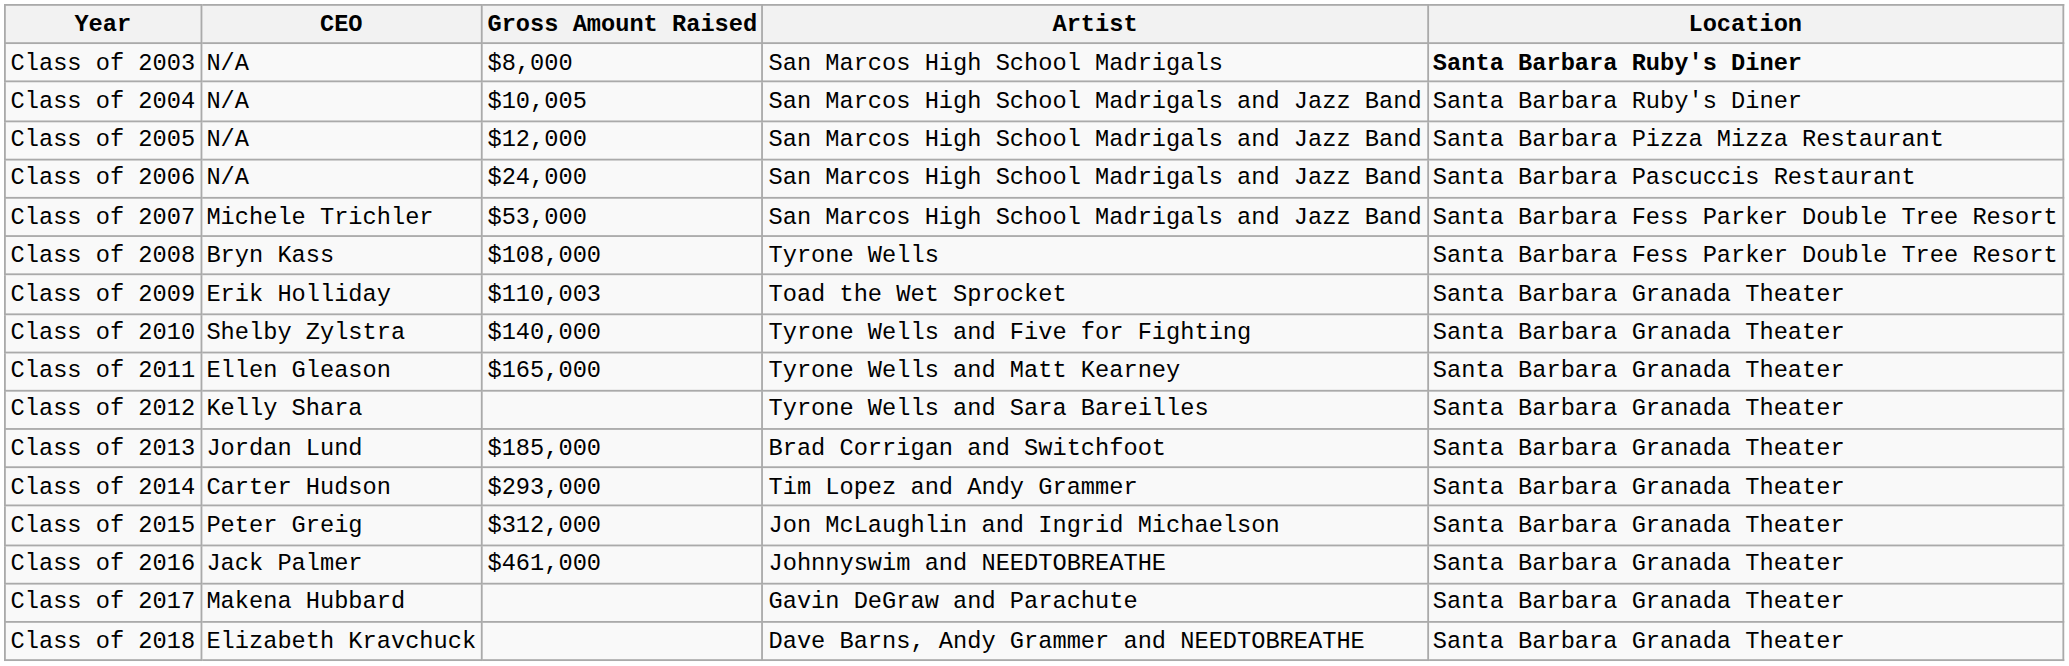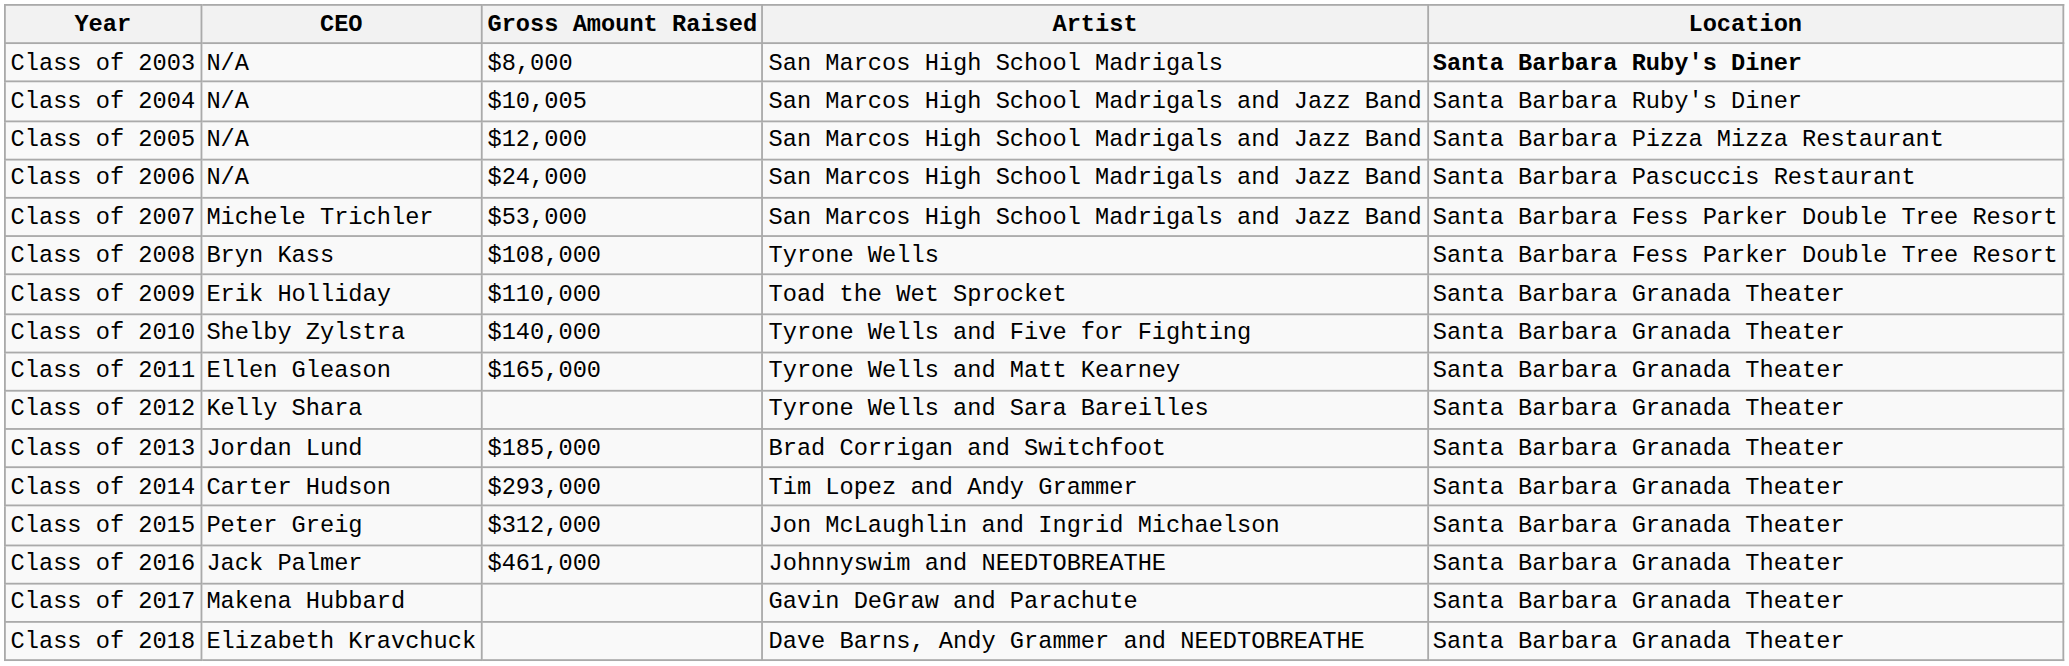(544, 294) $110,003 -> (544, 294) $110,000
